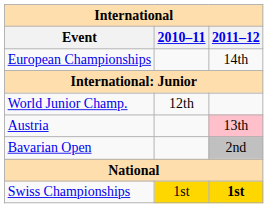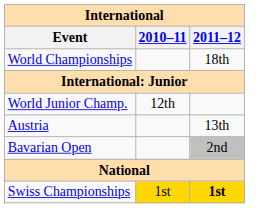+ row: (70, 59)
- row: (79, 59)
(236, 125) pink background -> (217, 125) no background
